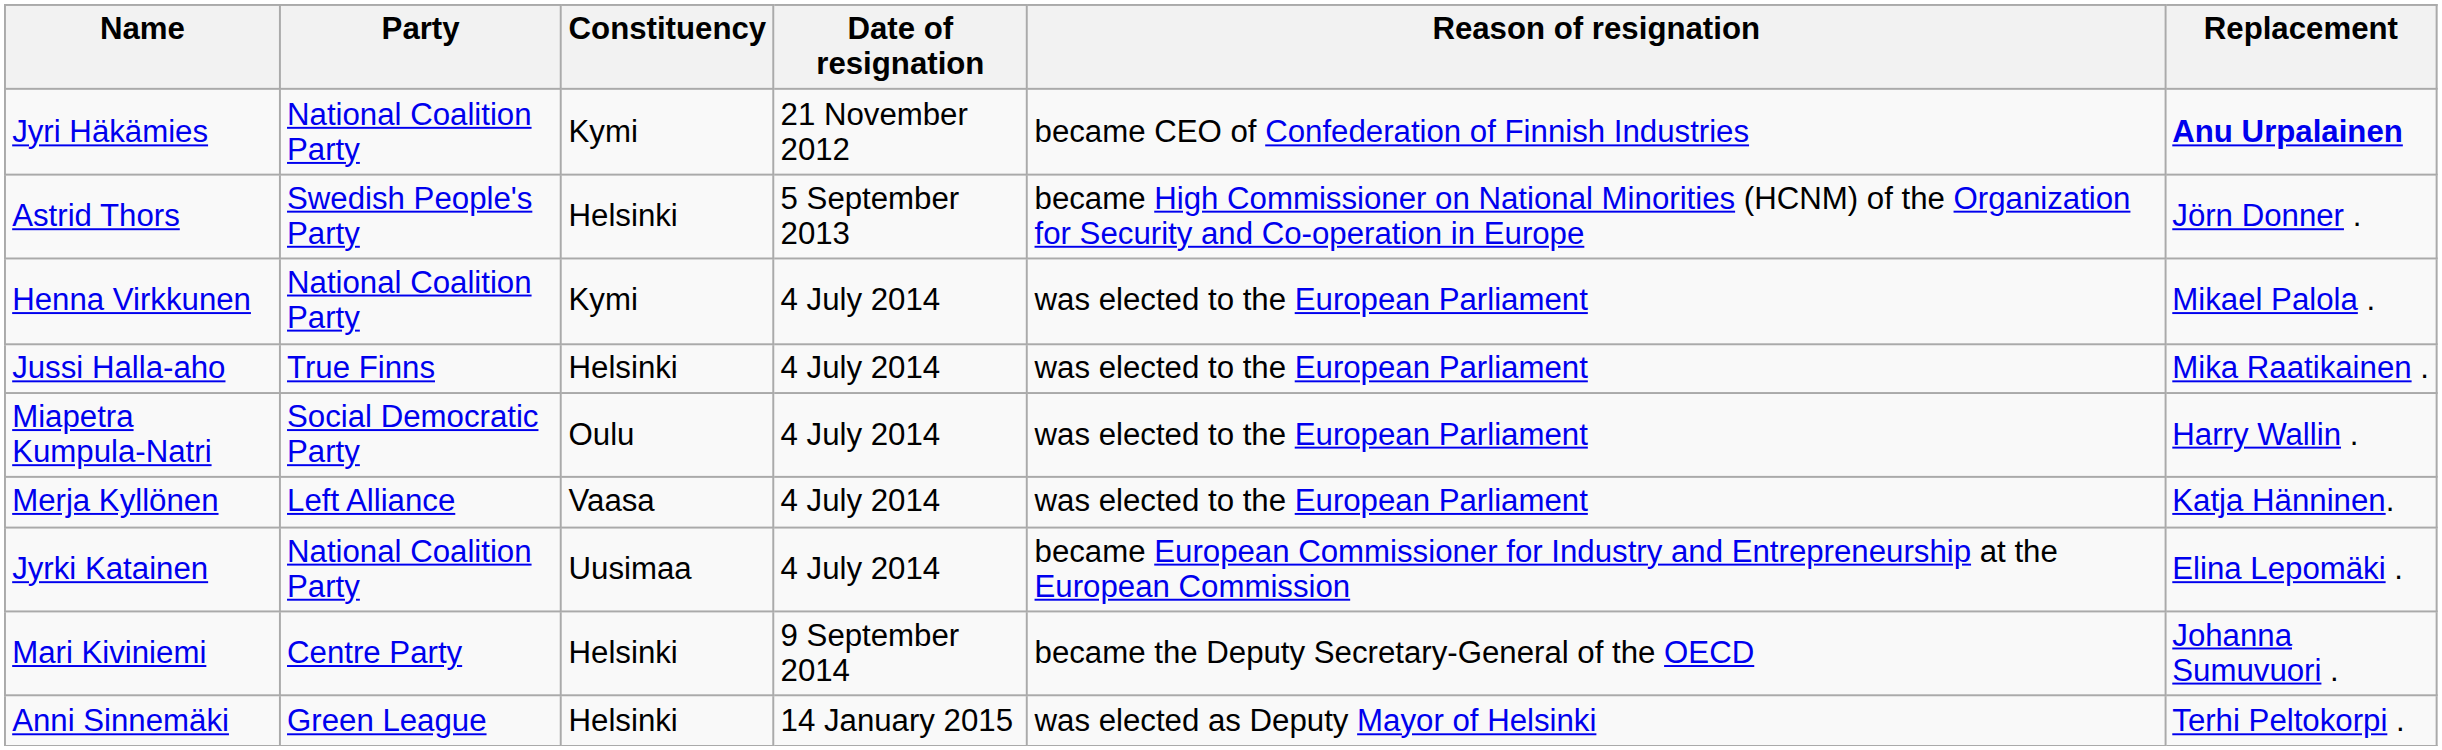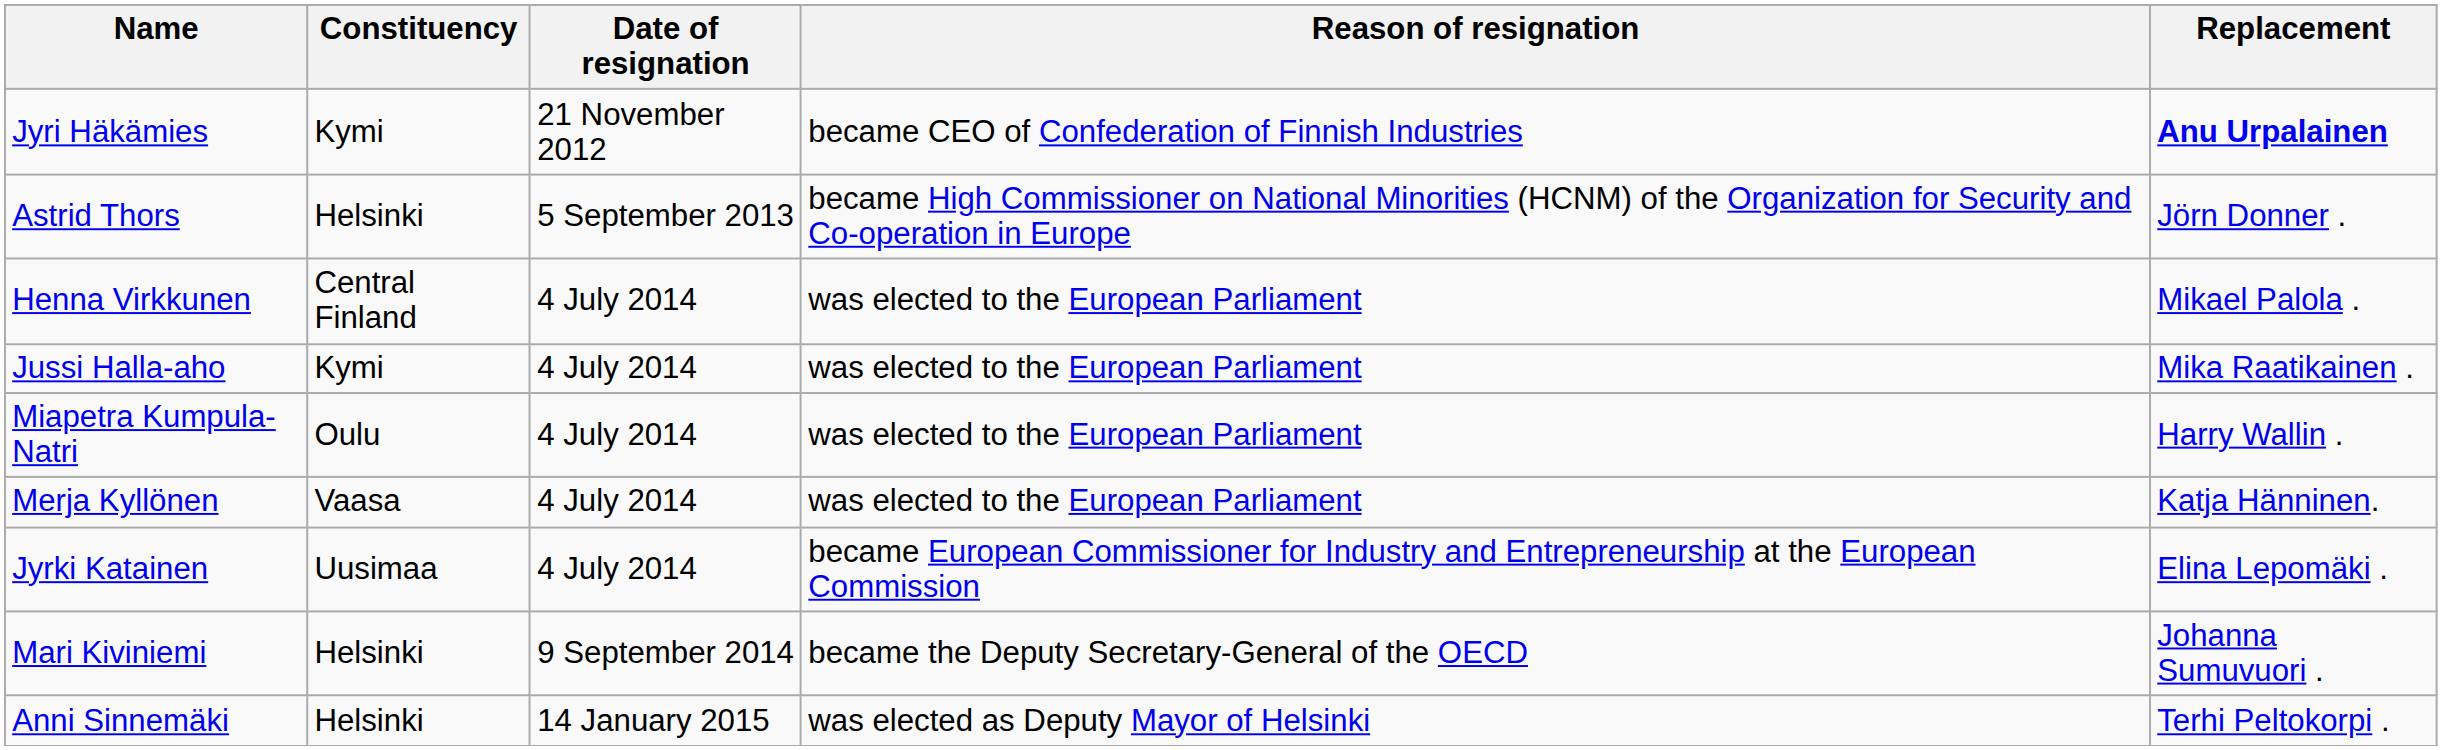- column: (421, 29)
(603, 300) Kymi -> (366, 300) Central Finland
(623, 367) Helsinki -> (349, 367) Kymi
